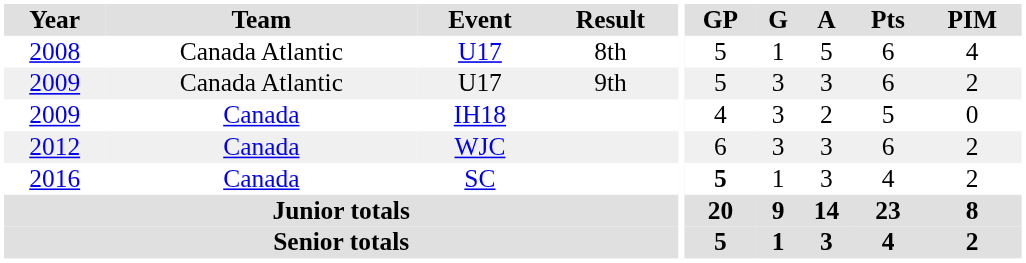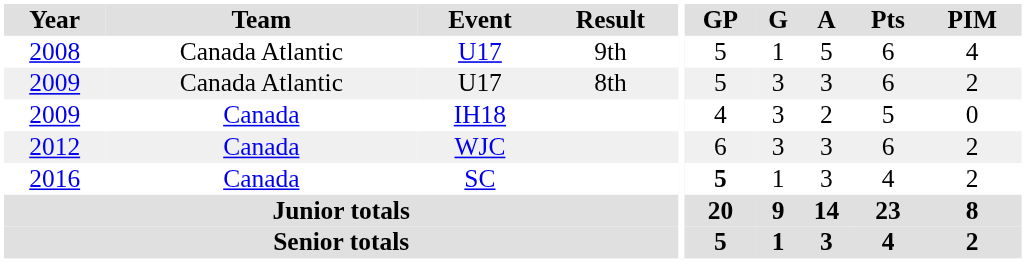(610, 51) 8th -> (610, 51) 9th
(610, 83) 9th -> (610, 83) 8th
